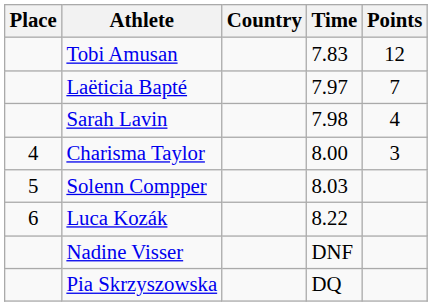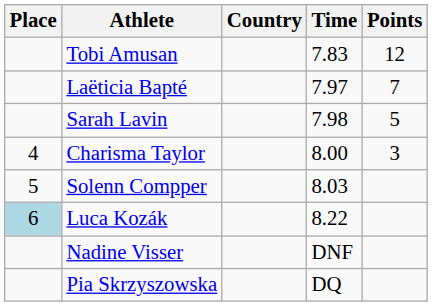(395, 119) 4 -> (395, 119) 5
(33, 218) no background -> (33, 218) lightblue background
